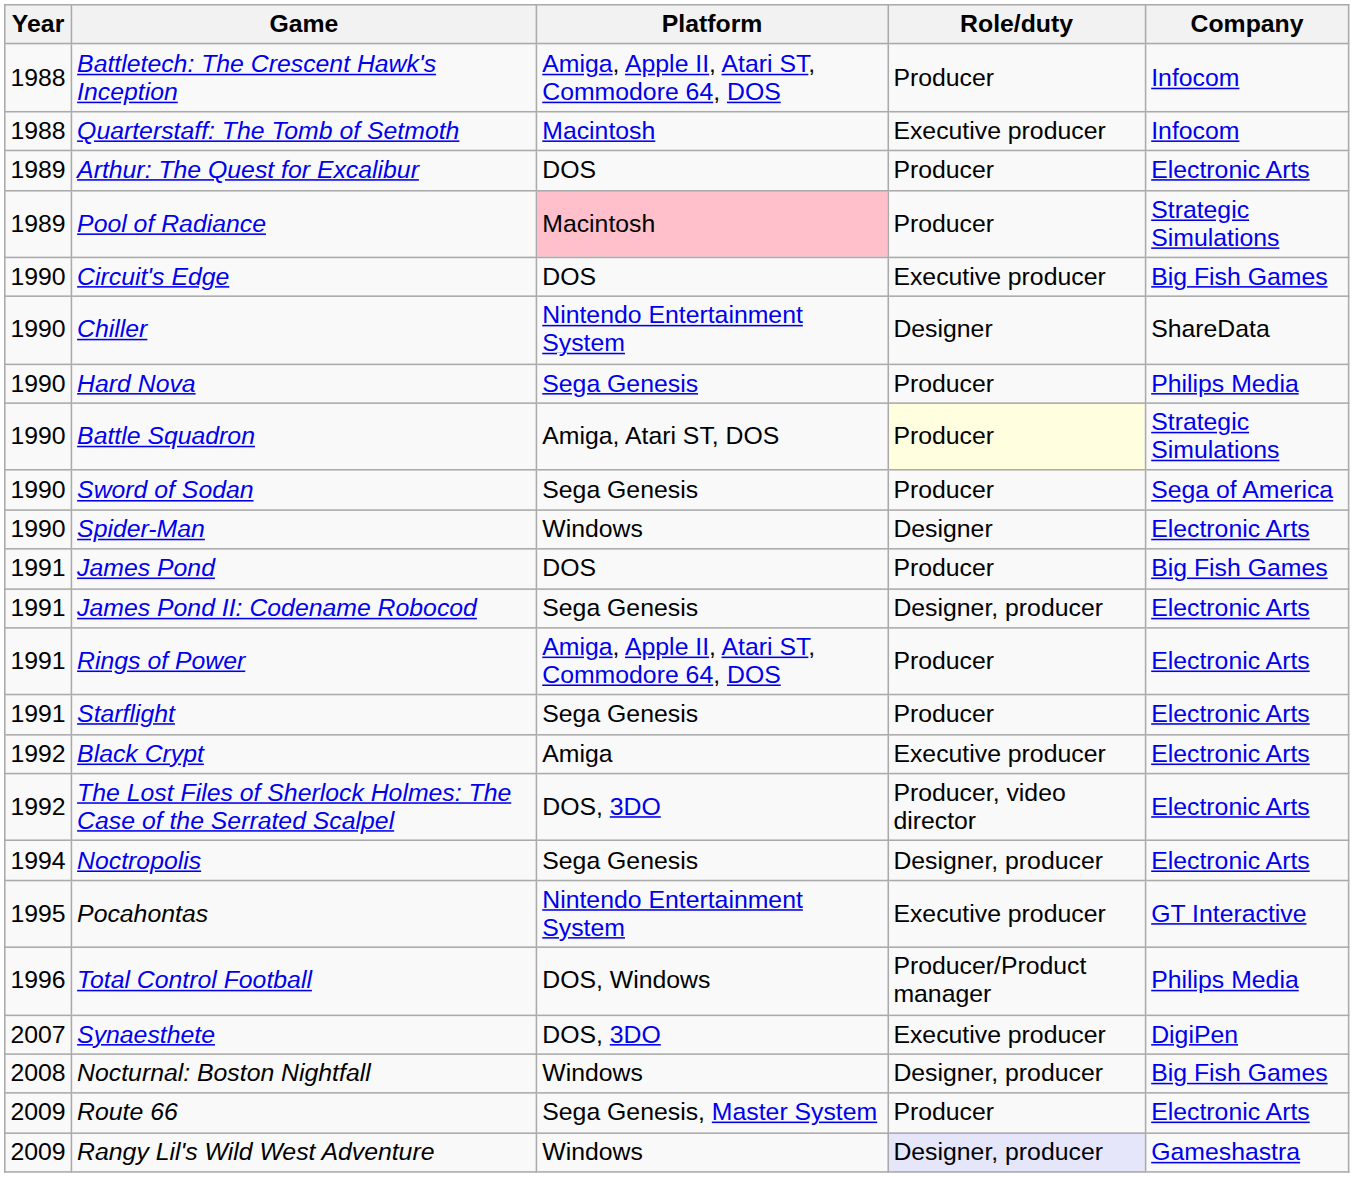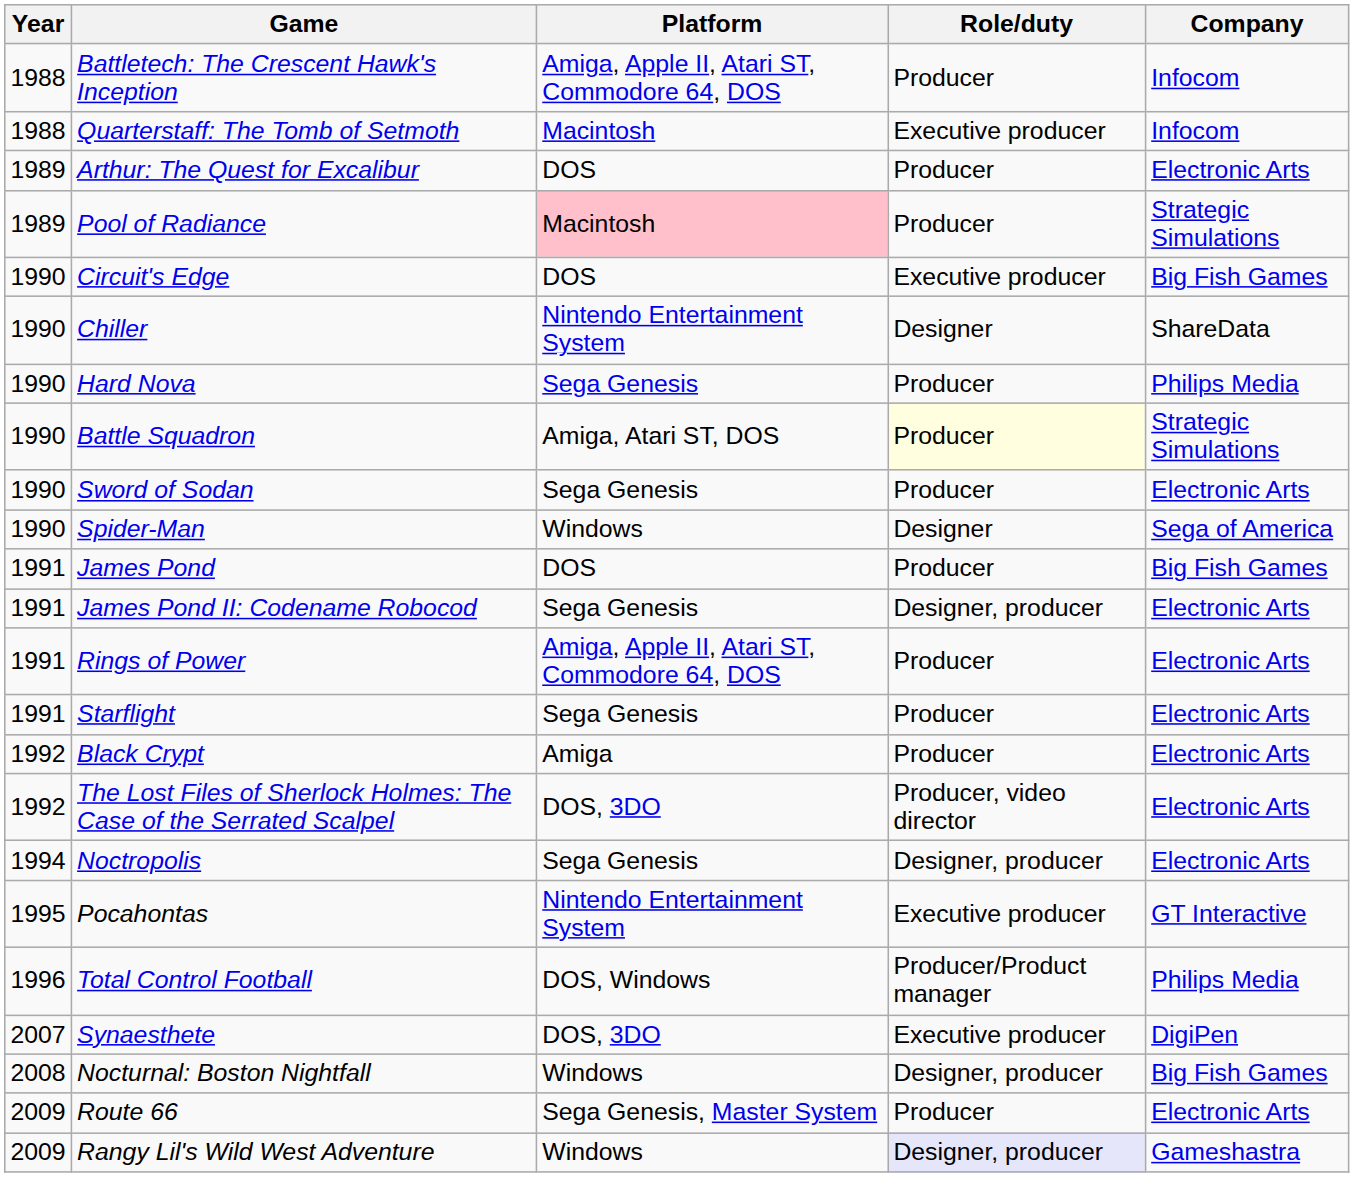(1242, 489) Sega of America -> (1230, 489) Electronic Arts
(1230, 529) Electronic Arts -> (1242, 529) Sega of America
(1000, 753) Executive producer -> (944, 753) Producer
